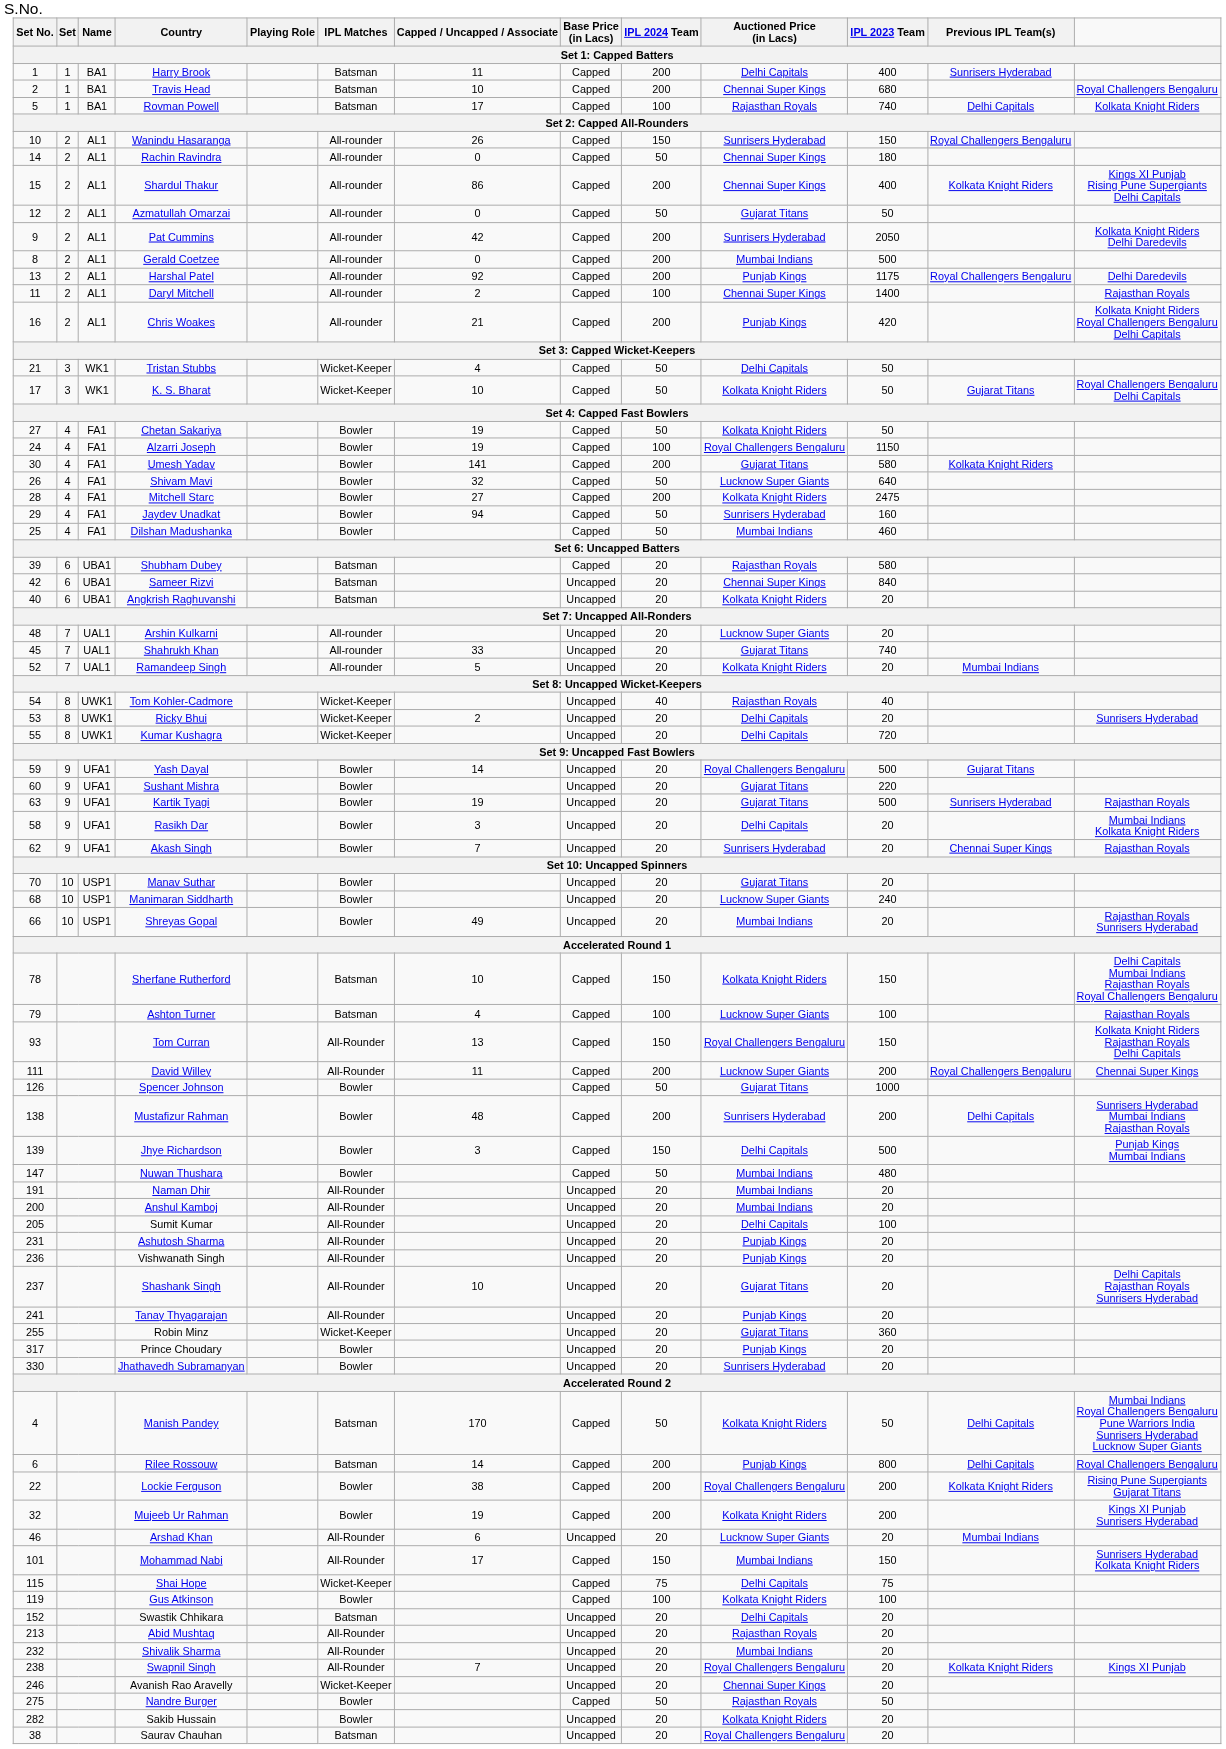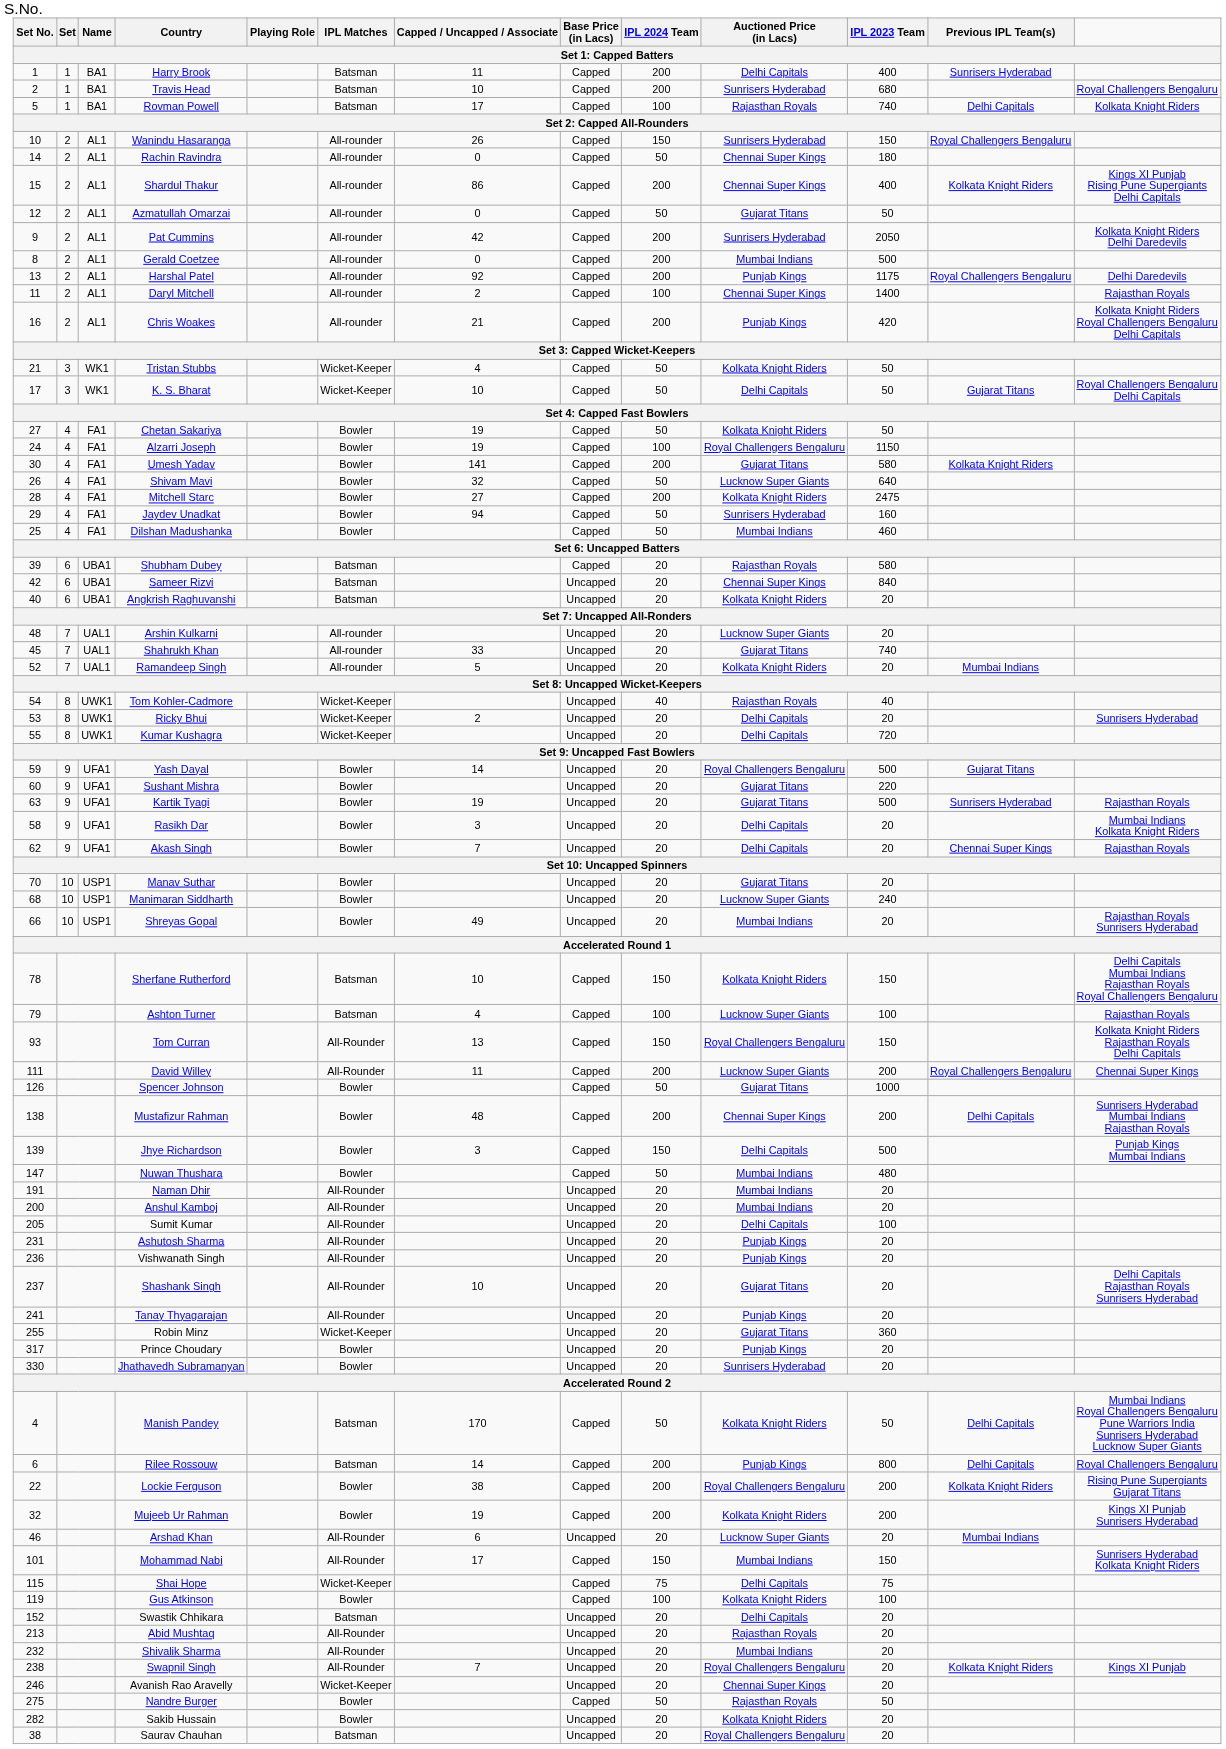(774, 89) Chennai Super Kings -> (774, 89) Sunrisers Hyderabad
(774, 367) Delhi Capitals -> (774, 367) Kolkata Knight Riders
(774, 390) Kolkata Knight Riders -> (774, 390) Delhi Capitals
(774, 848) Sunrisers Hyderabad -> (774, 848) Delhi Capitals
(774, 1116) Sunrisers Hyderabad -> (774, 1116) Chennai Super Kings
